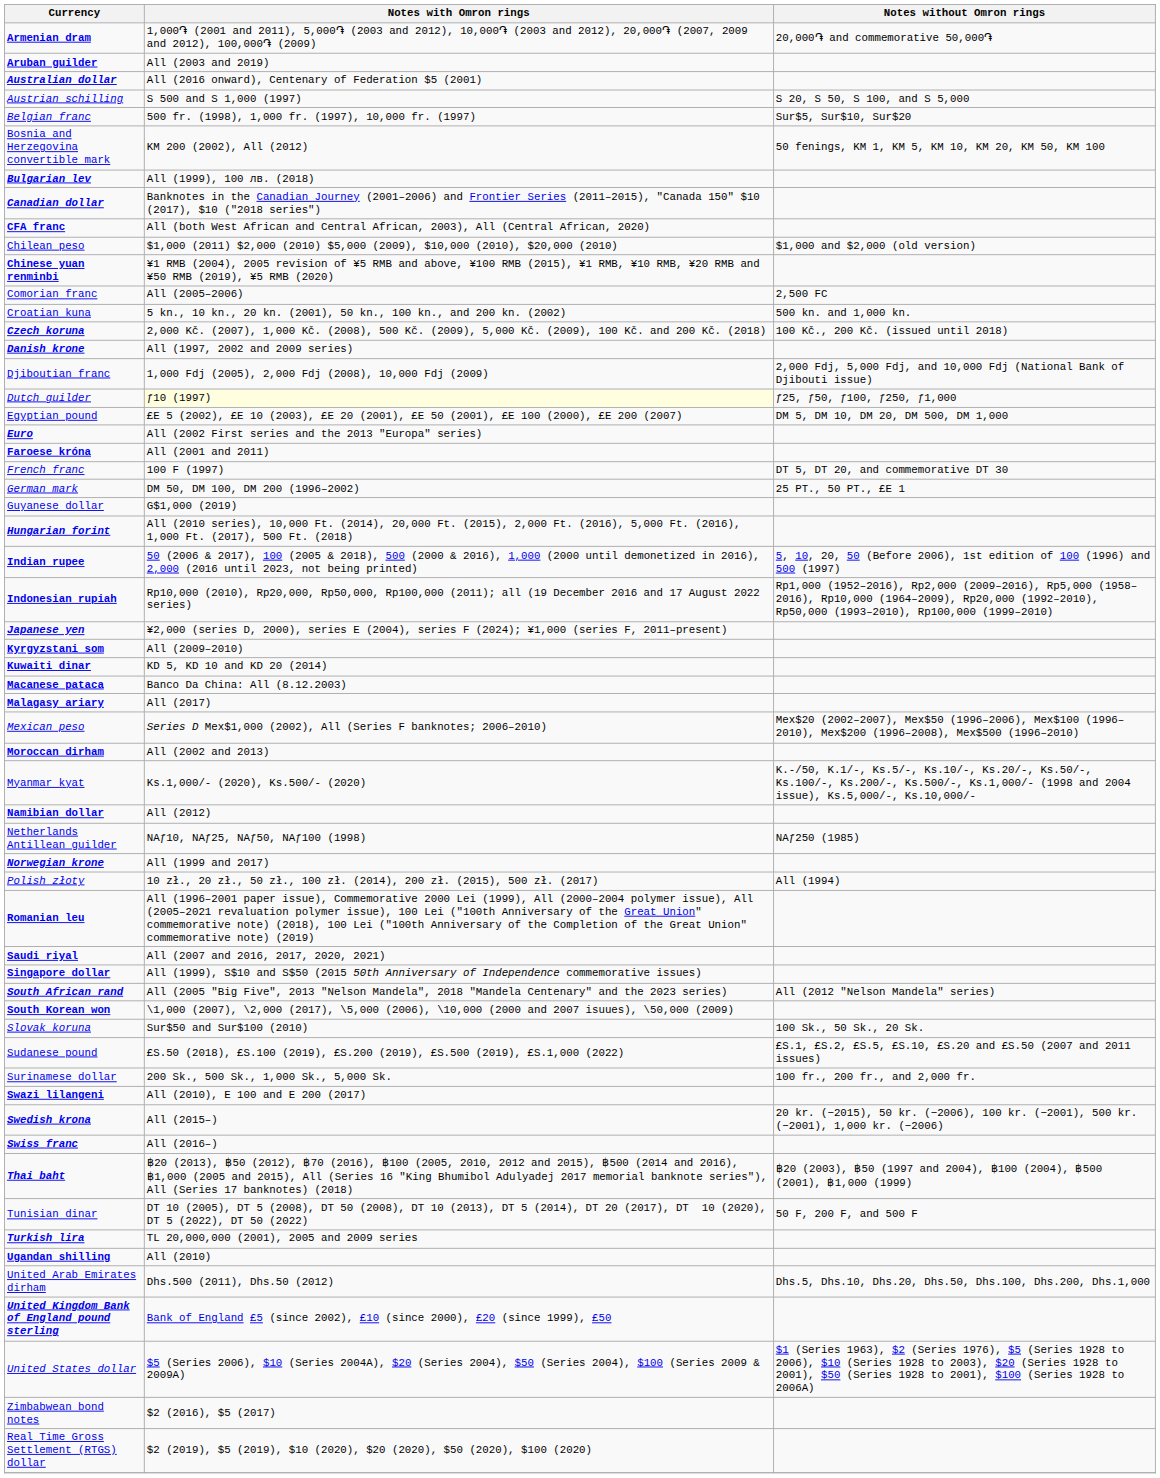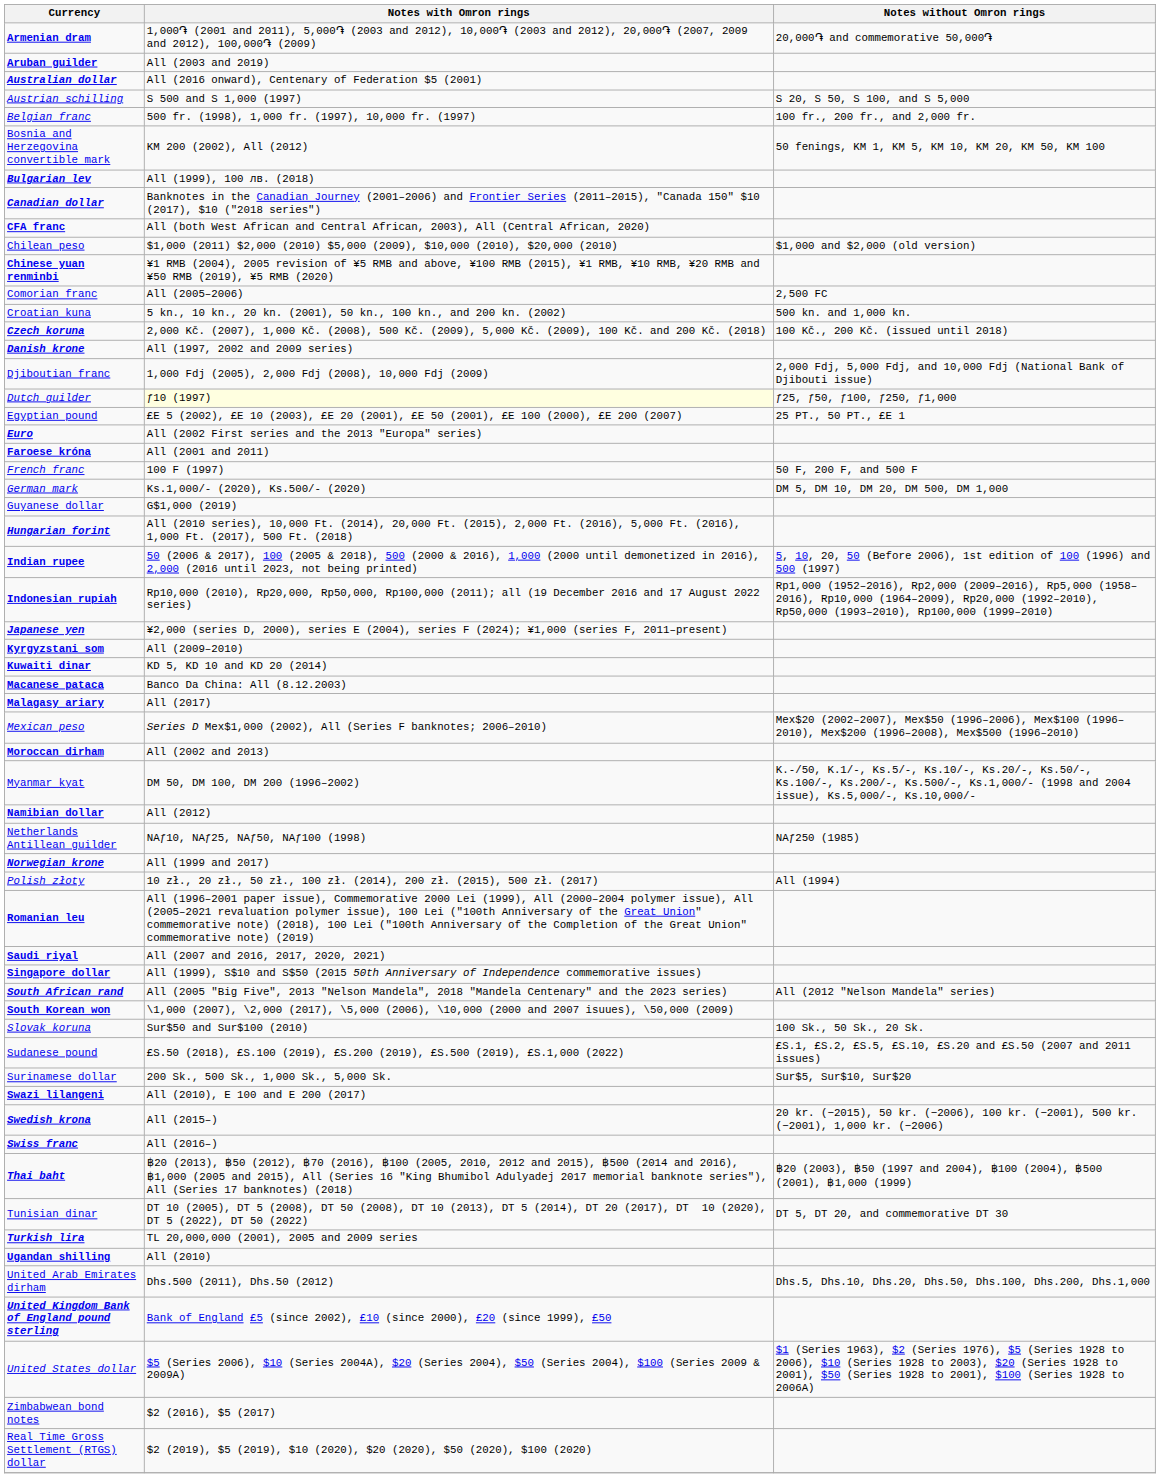(844, 116) Sur$5, Sur$10, Sur$20 -> (876, 116) 100 fr., 200 fr., and 2,000 fr.
(892, 416) DM 5, DM 10, DM 20, DM 500, DM 1,000 -> (840, 416) 25 PT., 50 PT., £E 1
(892, 470) DT 5, DT 20, and commemorative DT 30 -> (847, 470) 50 F, 200 F, and 500 F
(253, 488) DM 50, DM 100, DM 200 (1996–2002) -> (256, 488) Ks.1,000/- (2020), Ks.500/- (2020)
(840, 488) 25 PT., 50 PT., £E 1 -> (892, 488) DM 5, DM 10, DM 20, DM 500, DM 1,000
(256, 783) Ks.1,000/- (2020), Ks.500/- (2020) -> (253, 783) DM 50, DM 100, DM 200 (1996–2002)
(876, 1077) 100 fr., 200 fr., and 2,000 fr. -> (844, 1077) Sur$5, Sur$10, Sur$20
(847, 1214) 50 F, 200 F, and 500 F -> (892, 1214) DT 5, DT 20, and commemorative DT 30
